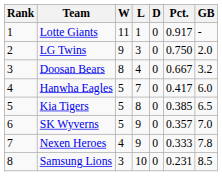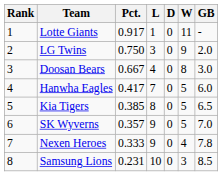columns swapped: (124, 13) <-> (179, 13)
(205, 69) 3.2 -> (205, 69) 3.0
